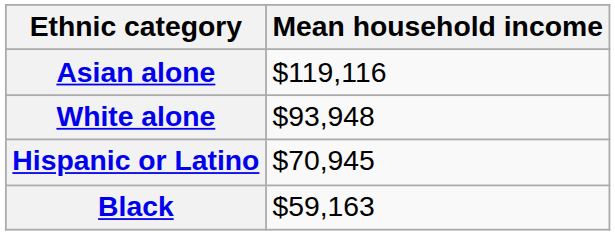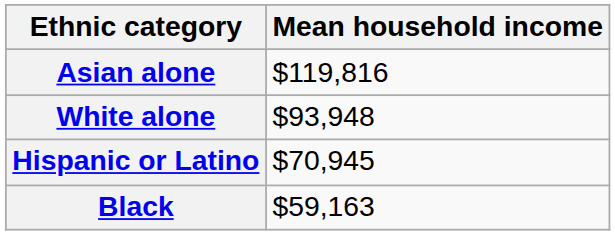(329, 71) $119,116 -> (330, 71) $119,816
